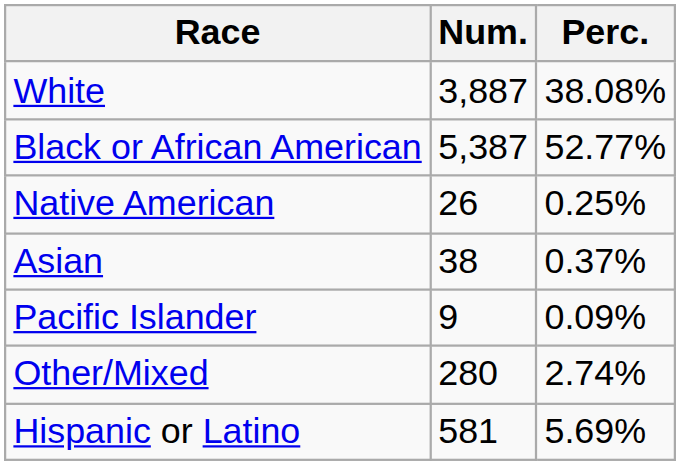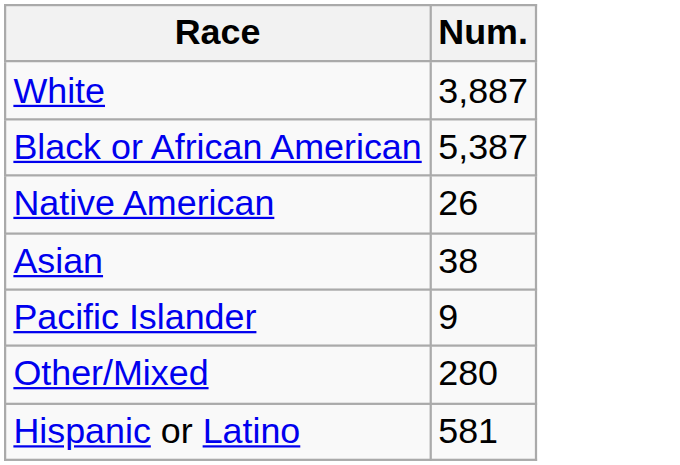- column: (605, 32)
